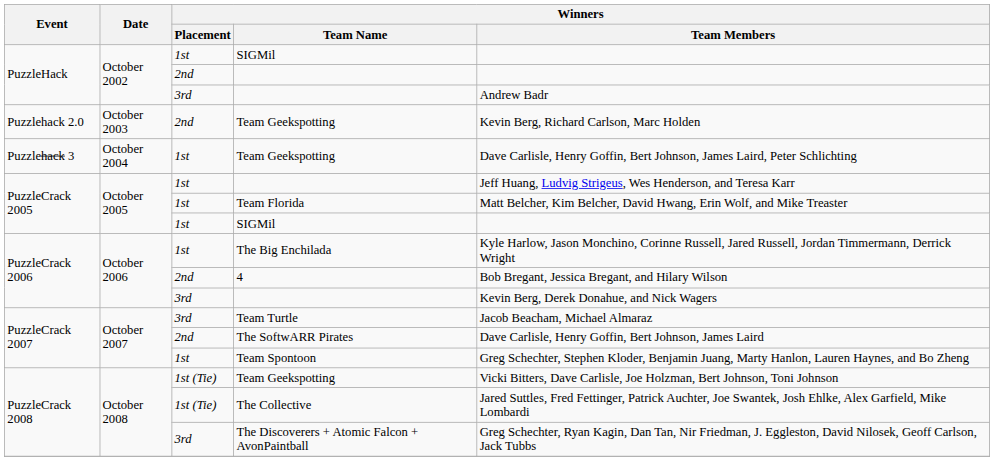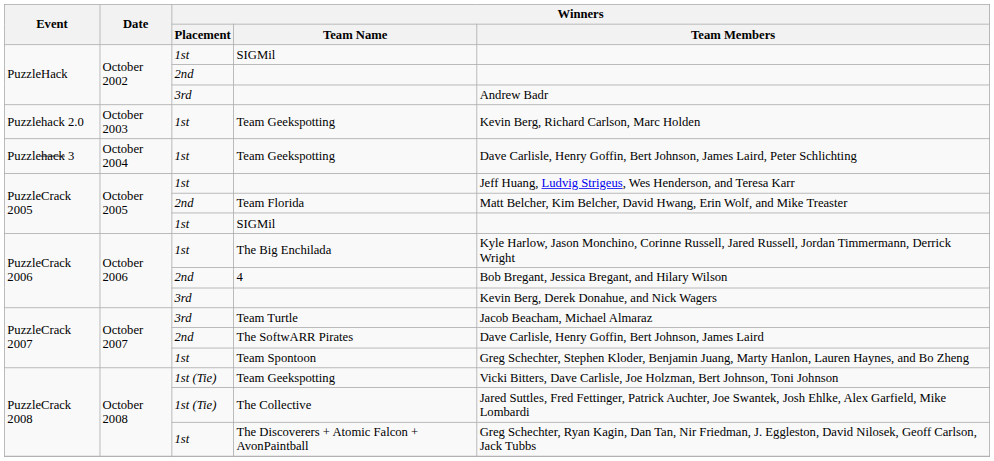(184, 121) 2nd -> (182, 121) 1st
(182, 203) 1st -> (184, 203) 2nd
(183, 439) 3rd -> (182, 439) 1st
